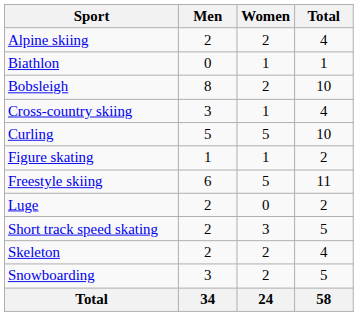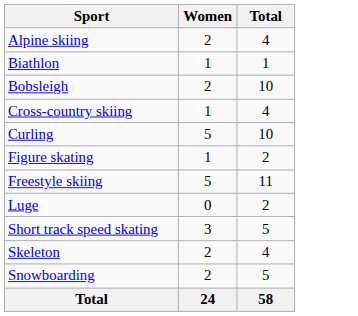- column: (208, 16)
